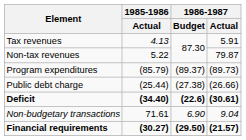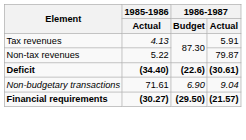- row: (52, 70)
- row: (45, 84)
